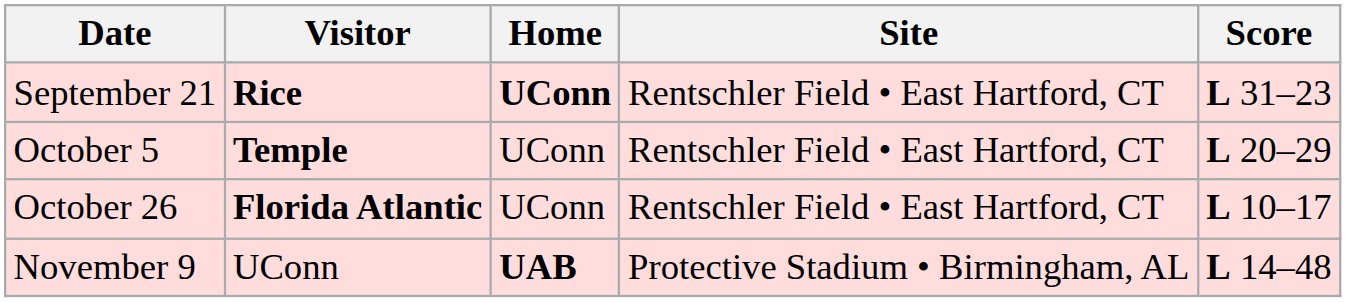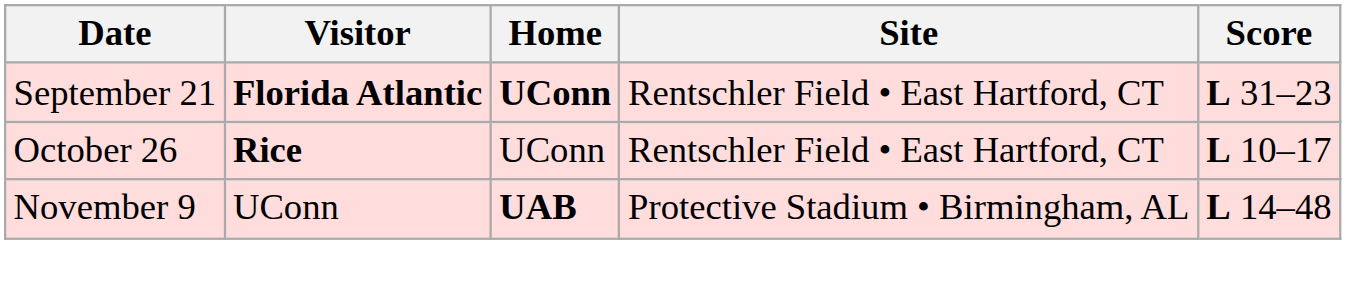(268, 91) Rice -> (358, 91) Florida Atlantic
- row: (86, 149)
(358, 207) Florida Atlantic -> (268, 149) Rice
